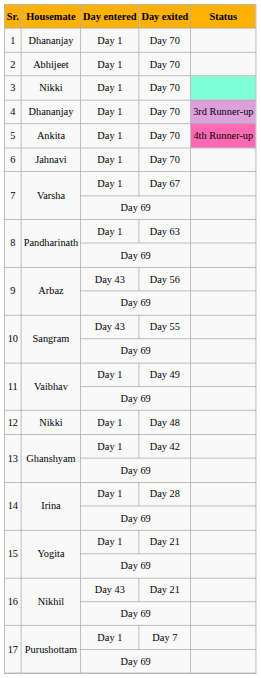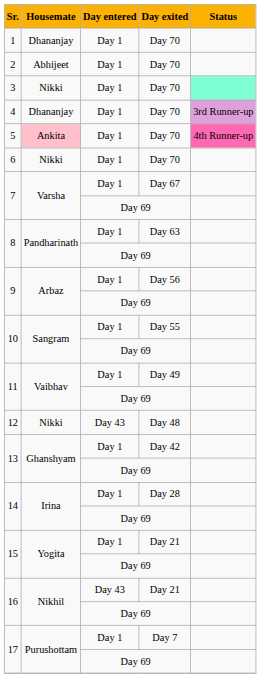(51, 135) no background -> (51, 135) pink background
(51, 159) Jahnavi -> (51, 159) Nikki
(110, 279) Day 43 -> (110, 279) Day 1
(110, 327) Day 43 -> (110, 327) Day 1
(110, 422) Day 1 -> (110, 422) Day 43
